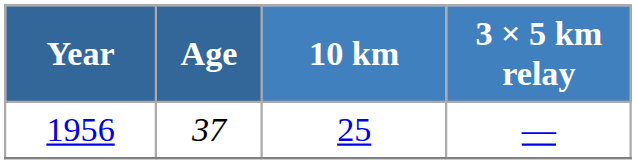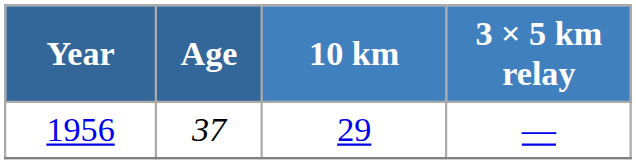(354, 129) 25 -> (354, 129) 29
